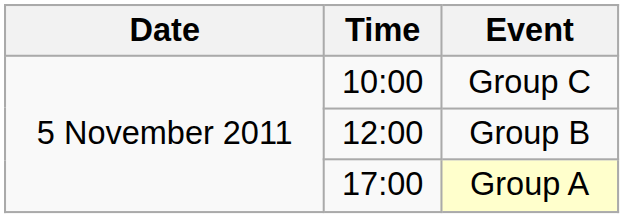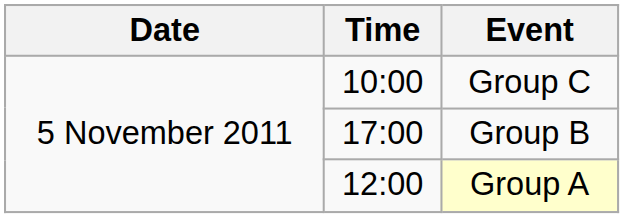(383, 133) 12:00 -> (383, 133) 17:00
(383, 184) 17:00 -> (383, 184) 12:00
